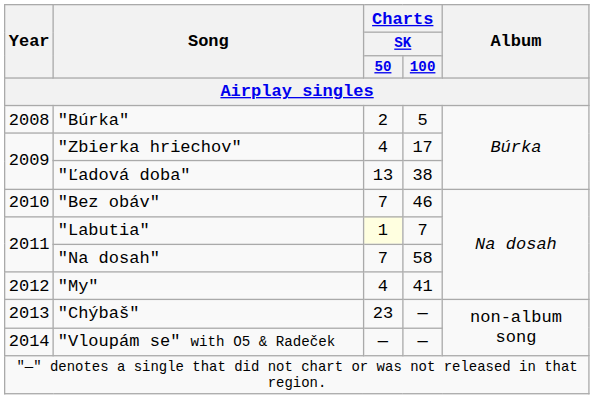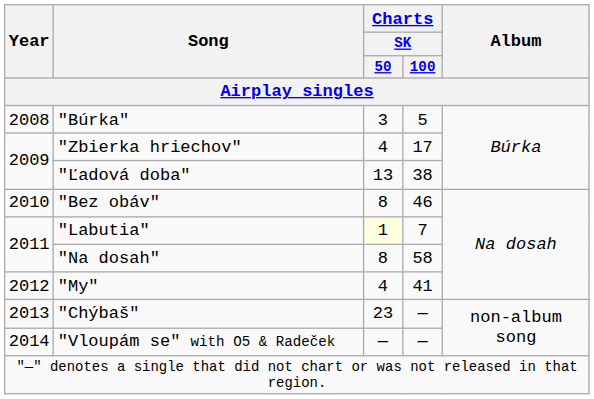(383, 119) 2 -> (383, 119) 3
(383, 203) 7 -> (383, 203) 8
(383, 258) 7 -> (383, 258) 8
